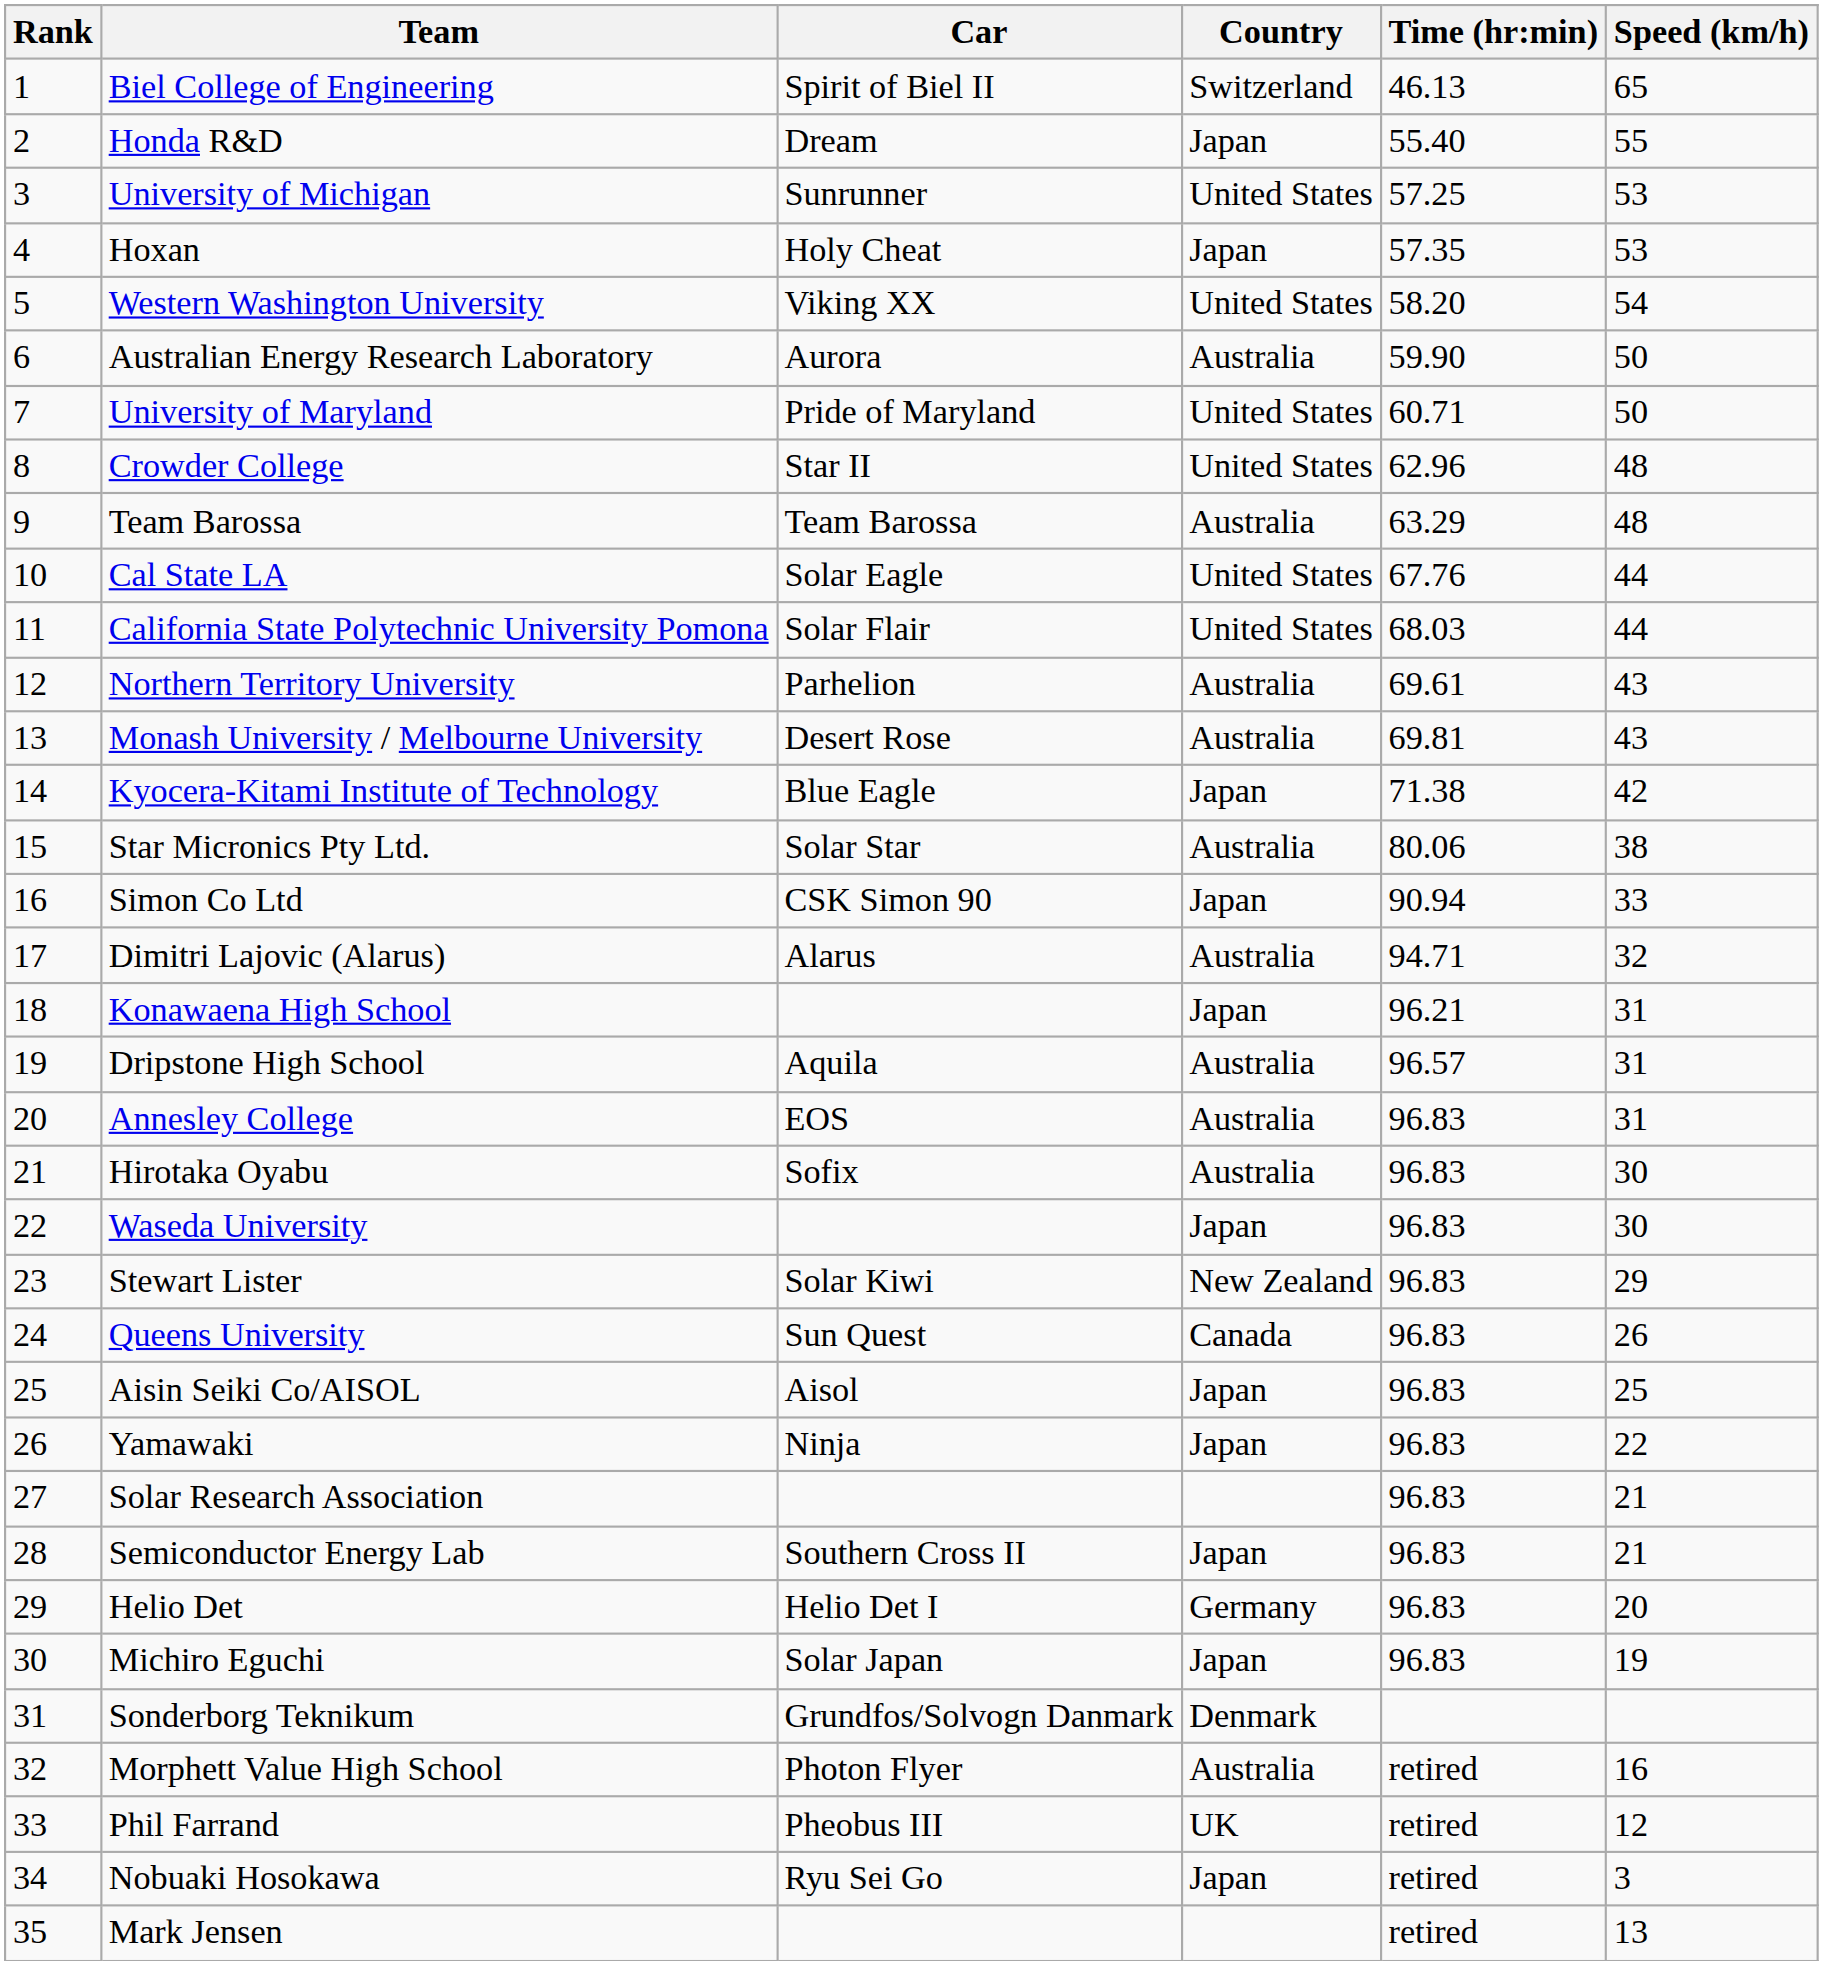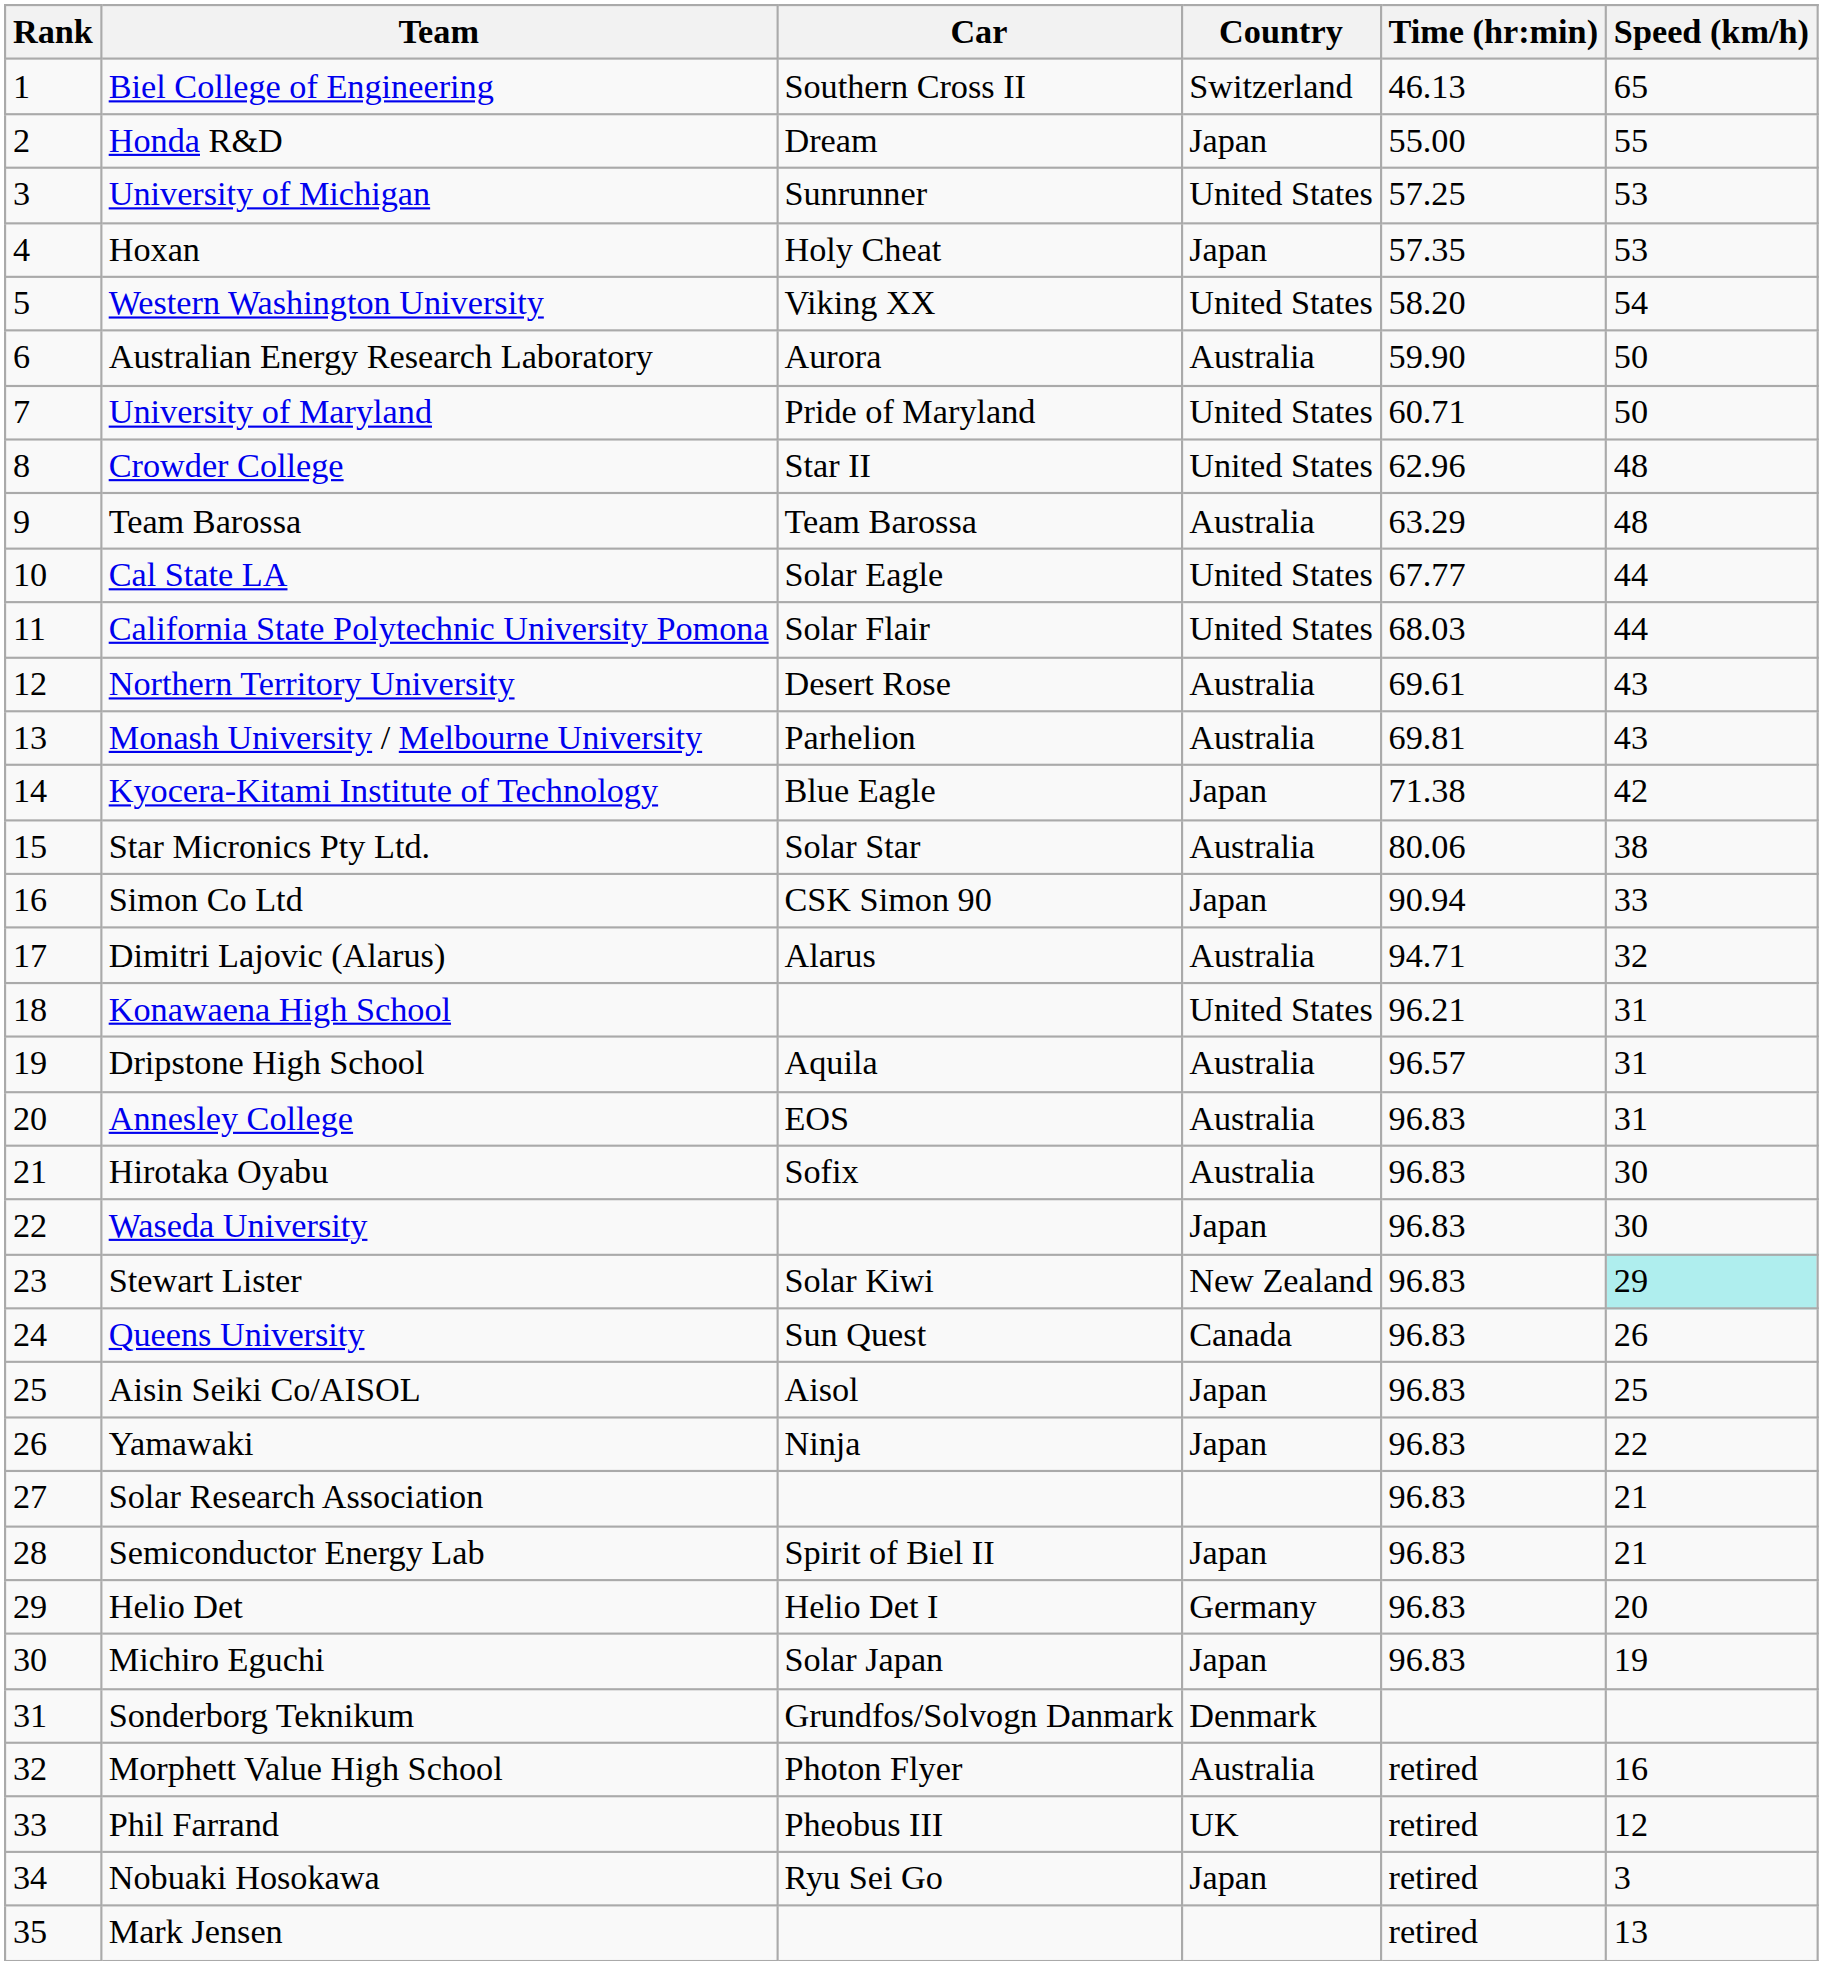(890, 85) Spirit of Biel II -> (905, 85) Southern Cross II
(1427, 140) 55.40 -> (1427, 140) 55.00
(1427, 574) 67.76 -> (1427, 574) 67.77
(850, 683) Parhelion -> (868, 683) Desert Rose
(868, 737) Desert Rose -> (850, 737) Parhelion
(1228, 1009) Japan -> (1281, 1009) United States
(1631, 1280) no background -> (1631, 1280) paleturquoise background
(905, 1552) Southern Cross II -> (890, 1552) Spirit of Biel II
